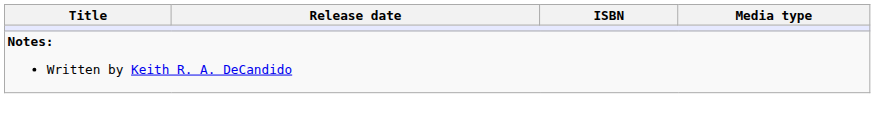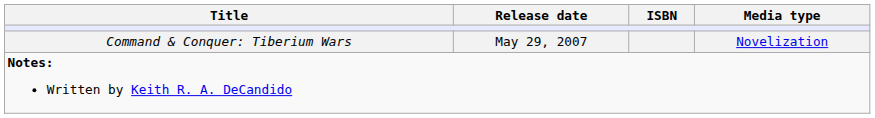+ row: (229, 42)
